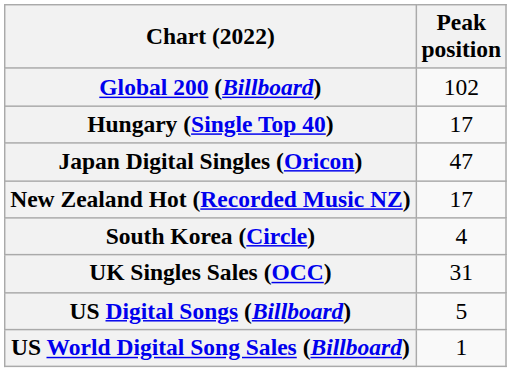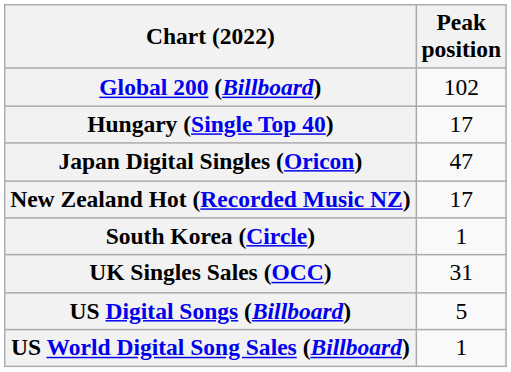(461, 236) 4 -> (461, 236) 1
